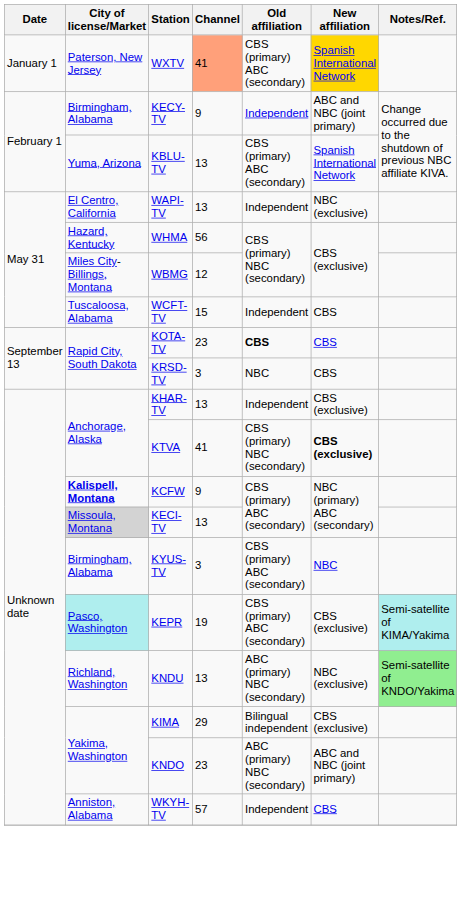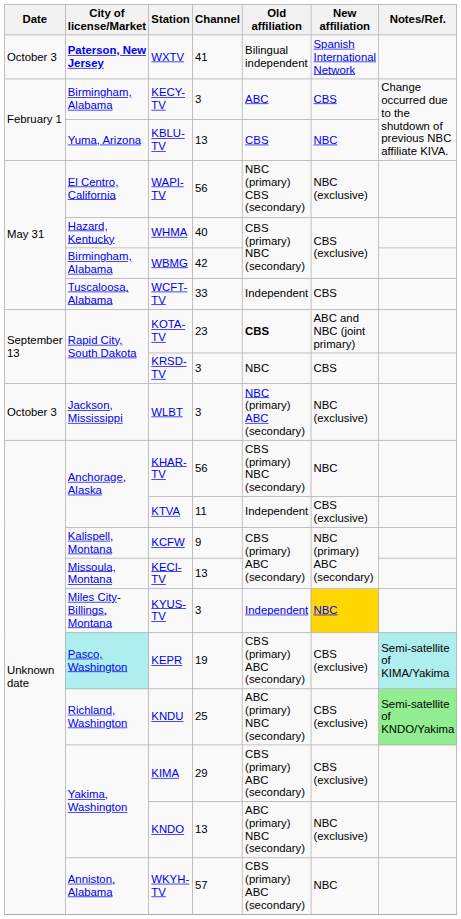(32, 63) January 1 -> (32, 57) October 3
(105, 63) normal -> (107, 57) bold
(201, 63) lightsalmon background -> (201, 57) no background
(275, 63) CBS (primary) ABC (secondary) -> (276, 57) Bilingual independent
(345, 63) gold background -> (345, 57) no background
(198, 113) 9 -> (198, 99) 3
(277, 113) Independent -> (257, 99) ABC
(339, 113) ABC and NBC (joint primary) -> (325, 99) CBS
(275, 163) CBS (primary) ABC (secondary) -> (257, 140) CBS
(345, 163) Spanish International Network -> (326, 140) NBC
(201, 206) 13 -> (201, 188) 56
(277, 206) Independent -> (275, 188) NBC (primary) CBS (secondary)
(201, 237) 56 -> (201, 232) 40
(94, 274) Miles City-Billings, Montana -> (100, 263) Birmingham, Alabama
(201, 274) 12 -> (201, 263) 42
(201, 312) 15 -> (201, 294) 33
(325, 342) CBS -> (339, 331) ABC and NBC (joint primary)
+ row: (167, 412)
(201, 404) 13 -> (201, 468) 56
(277, 404) Independent -> (275, 468) CBS (primary) NBC (secondary)
(341, 404) CBS (exclusive) -> (326, 468) NBC
(201, 448) 41 -> (201, 512) 11
(275, 448) CBS (primary) NBC (secondary) -> (277, 512) Independent
(343, 448) bold -> (341, 512) normal
(93, 491) bold -> (91, 542) normal
(92, 522) lightgrey background -> (92, 573) no background
(100, 566) Birmingham, Alabama -> (94, 610) Miles City-Billings, Montana
(275, 566) CBS (primary) ABC (secondary) -> (277, 610) Independent
(326, 566) no background -> (326, 610) gold background
(201, 678) 13 -> (201, 717) 25
(341, 678) NBC (exclusive) -> (341, 717) CBS (exclusive)
(276, 722) Bilingual independent -> (275, 773) CBS (primary) ABC (secondary)
(201, 765) 23 -> (201, 829) 13
(339, 765) ABC and NBC (joint primary) -> (341, 829) NBC (exclusive)
(277, 809) Independent -> (275, 886) CBS (primary) ABC (secondary)
(325, 809) CBS -> (326, 886) NBC
